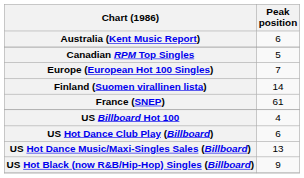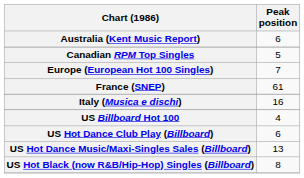- row: (130, 86)
+ row: (130, 102)
(278, 165) 9 -> (278, 165) 8
